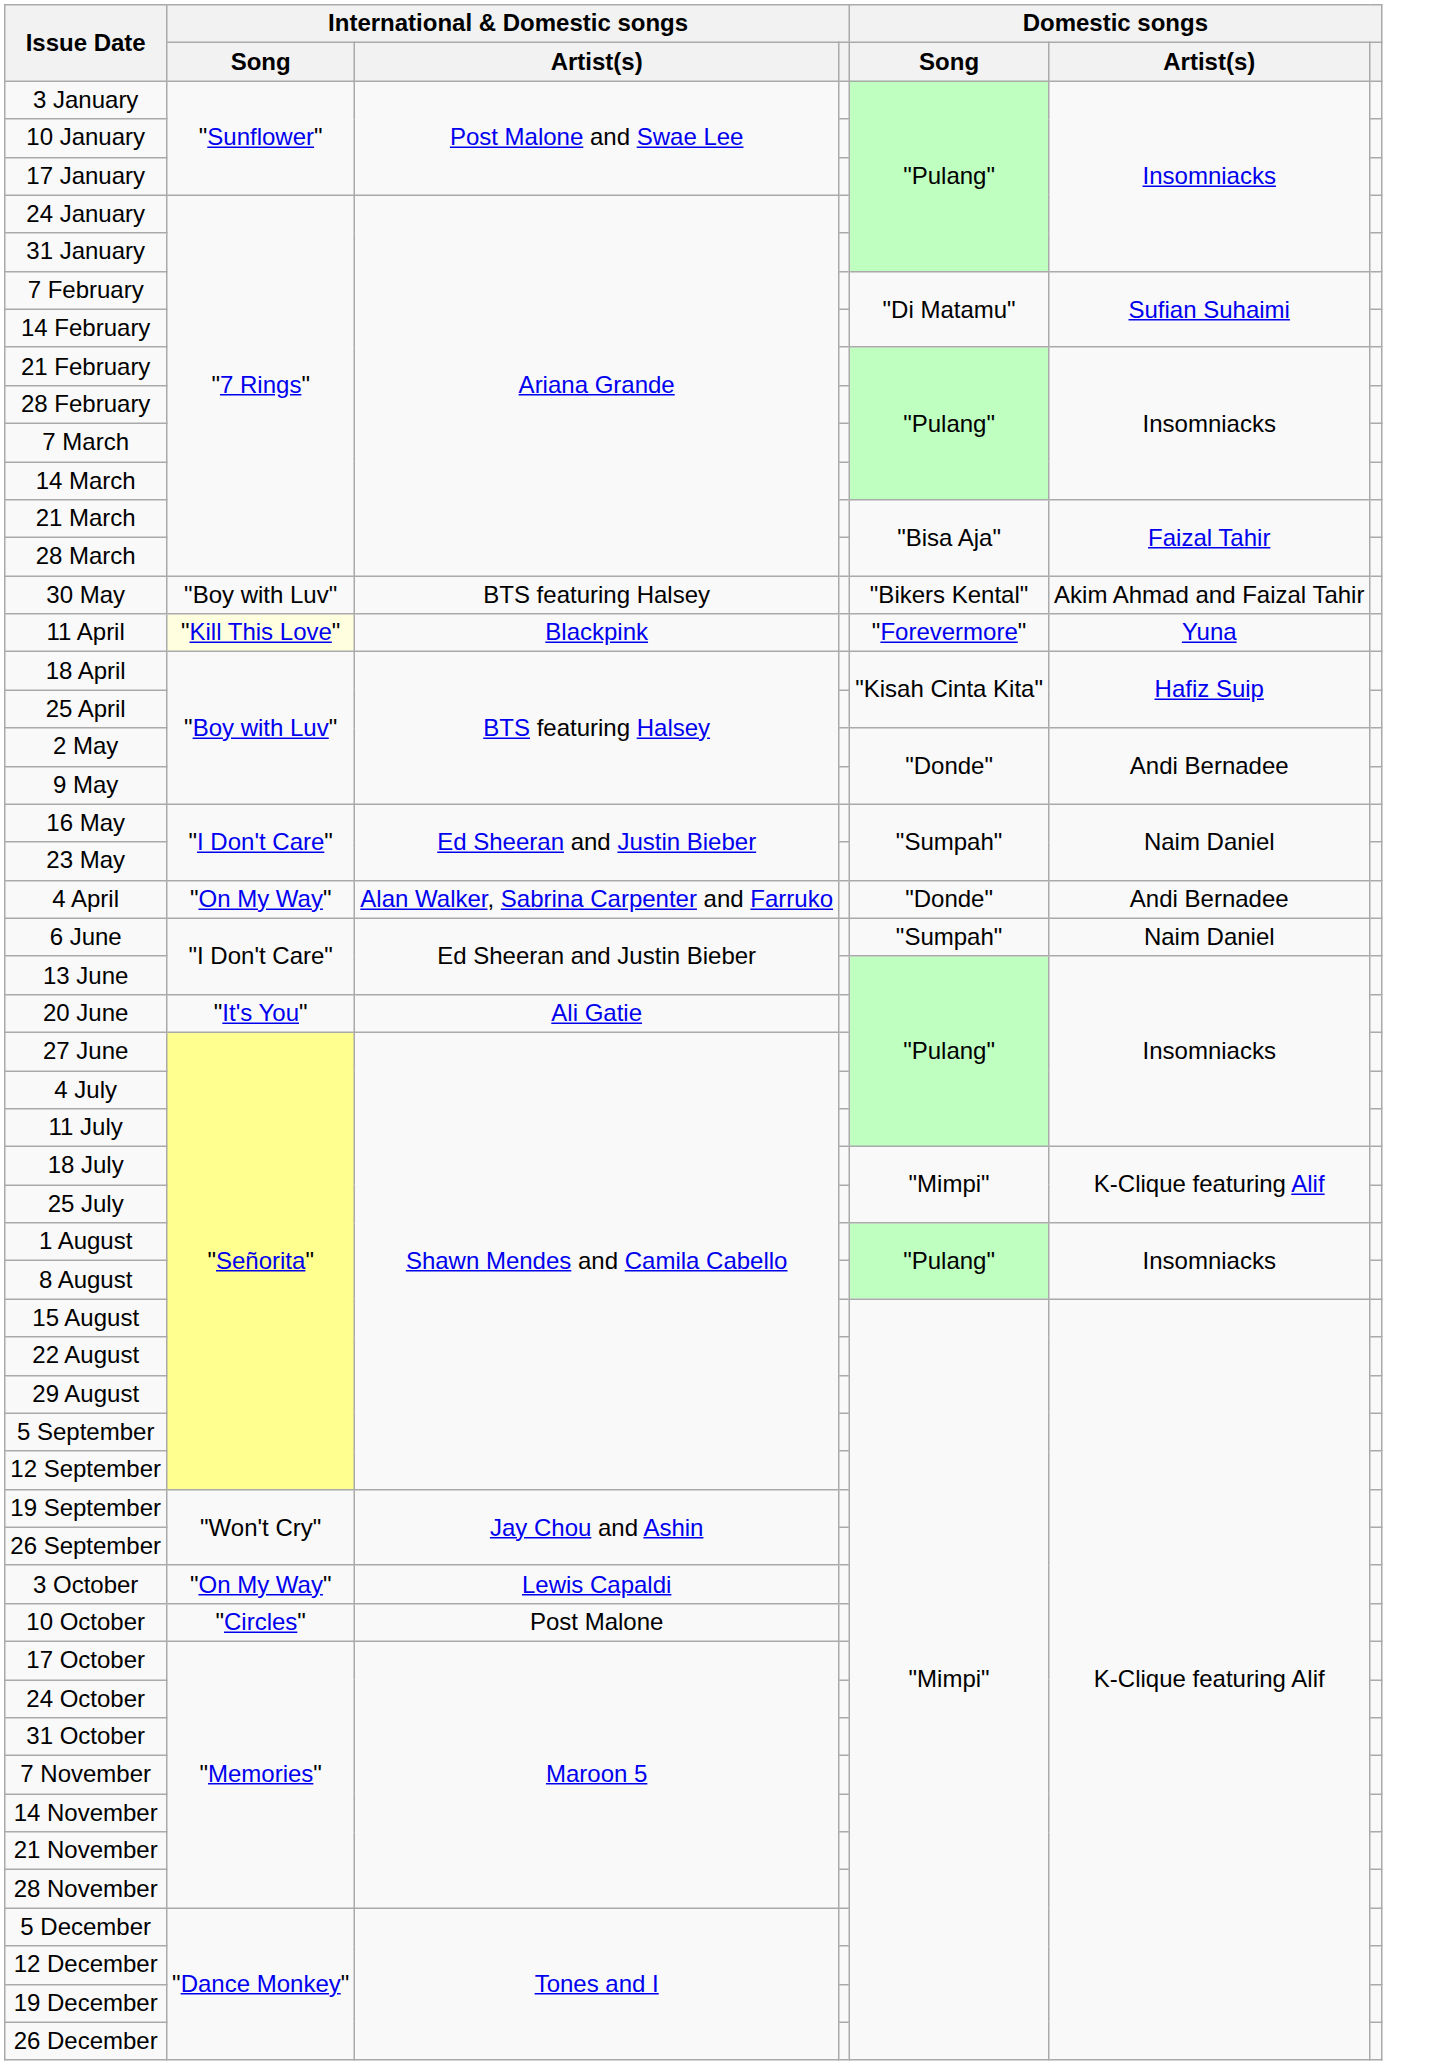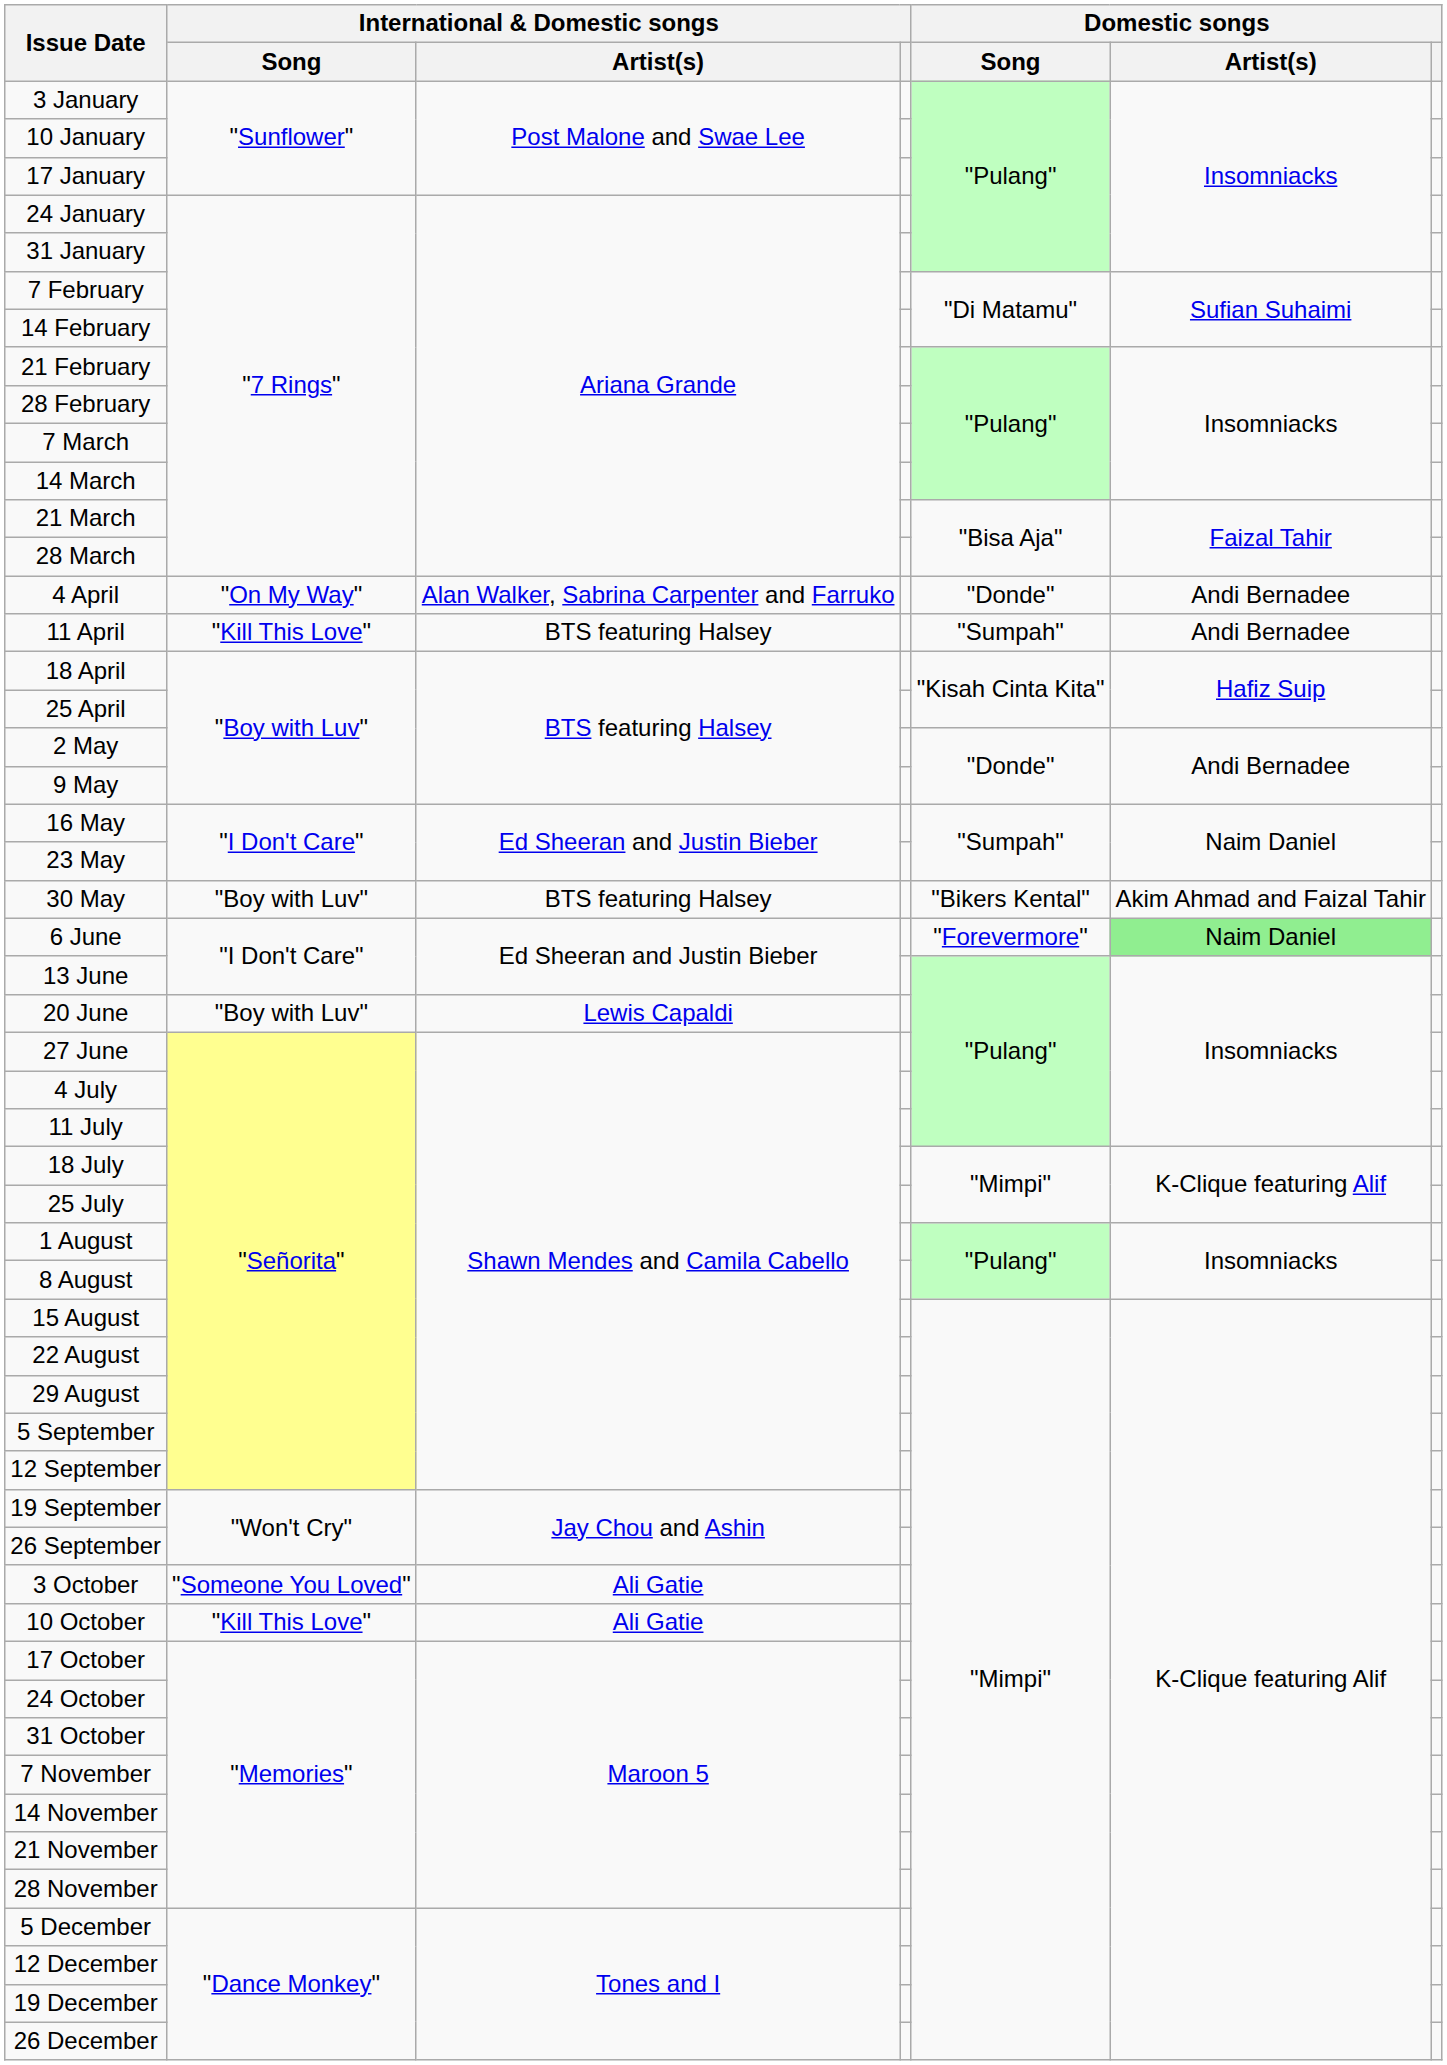rows swapped: (86, 898) <-> (86, 594)
(261, 632) lightyellow background -> (291, 632) no background
(597, 632) Blackpink -> (658, 632) BTS featuring Halsey
(949, 632) "Forevermore" -> (1011, 632) "Sumpah"
(1209, 632) Yuna -> (1271, 632) Andi Bernadee
(949, 937) "Sumpah" -> (1011, 937) "Forevermore"
(1209, 937) no background -> (1271, 937) lightgreen background
(261, 1013) "It's You" -> (291, 1013) "Boy with Luv"
(597, 1013) Ali Gatie -> (658, 1013) Lewis Capaldi
(261, 1584) "On My Way" -> (291, 1584) "Someone You Loved"
(597, 1584) Lewis Capaldi -> (658, 1584) Ali Gatie
(261, 1622) "Circles" -> (291, 1622) "Kill This Love"
(597, 1622) Post Malone -> (658, 1622) Ali Gatie
